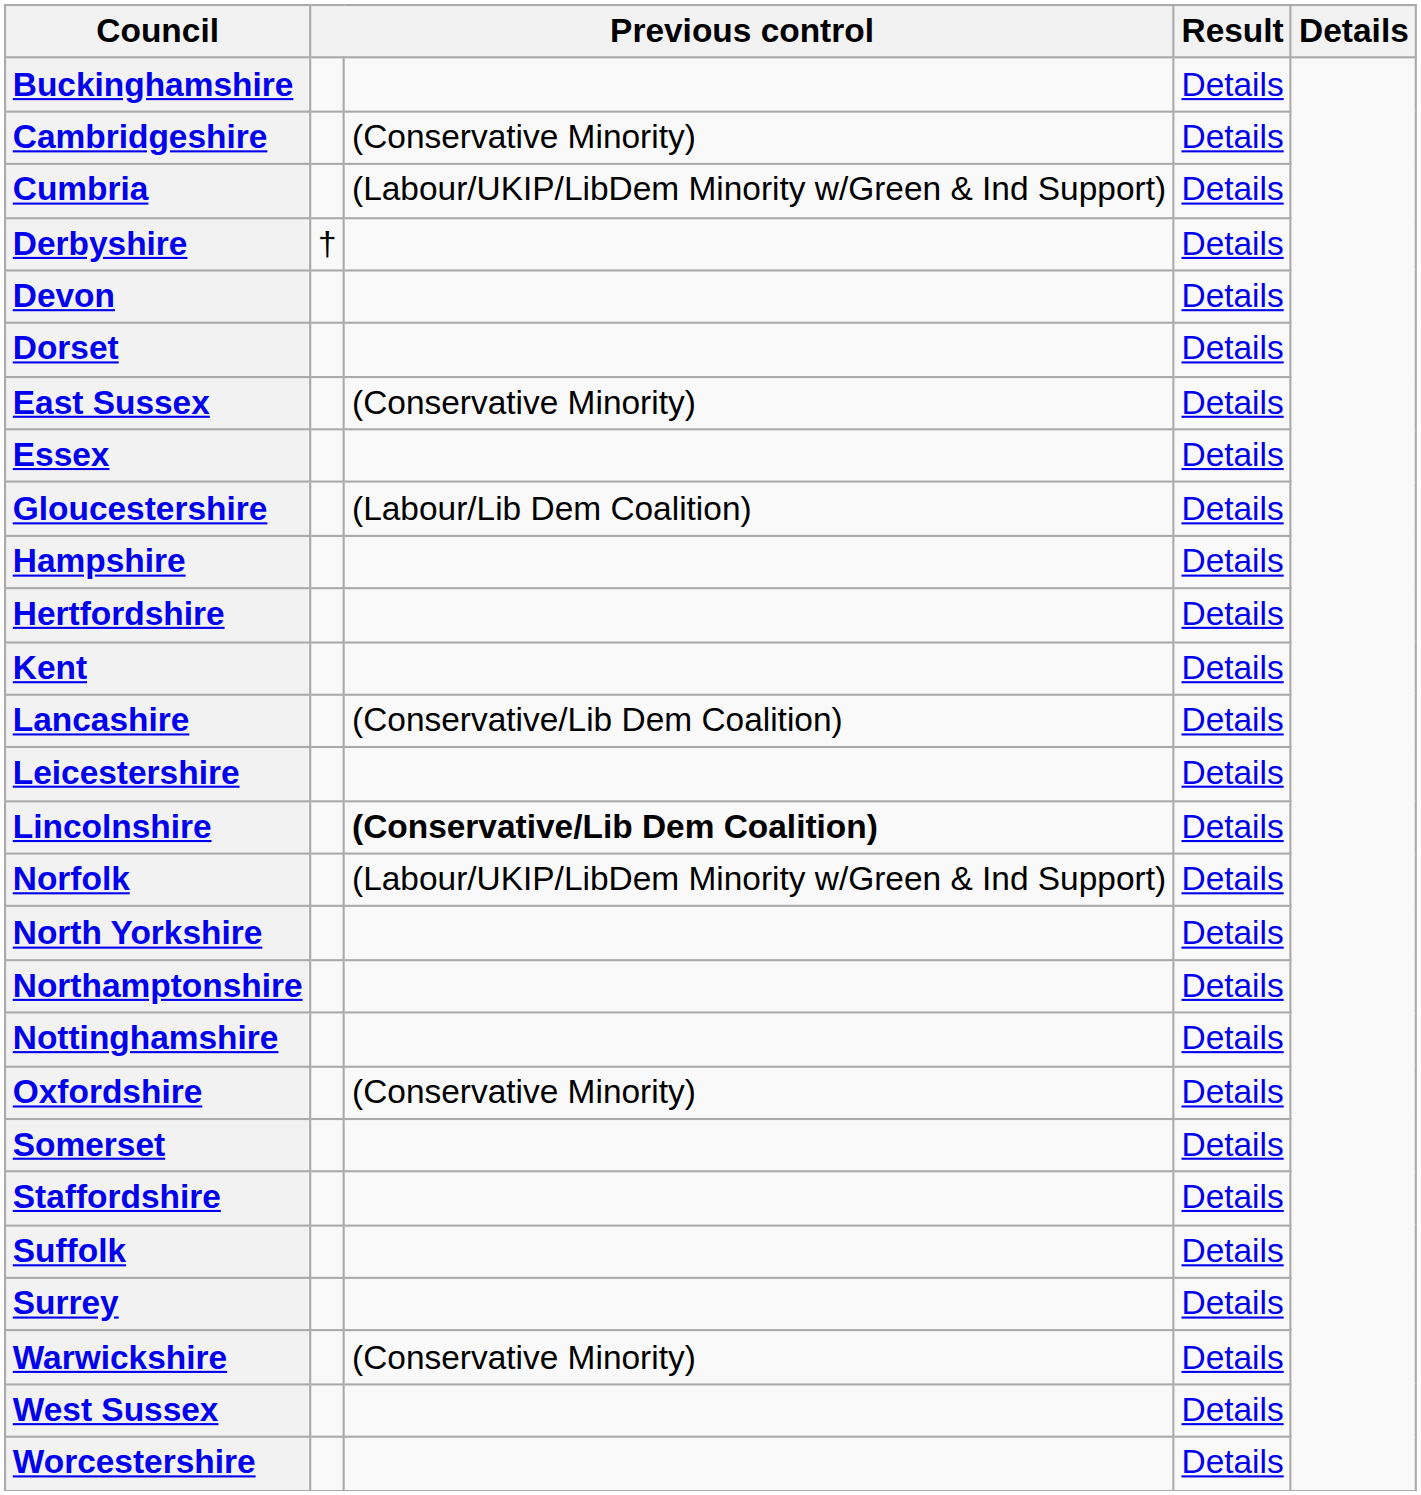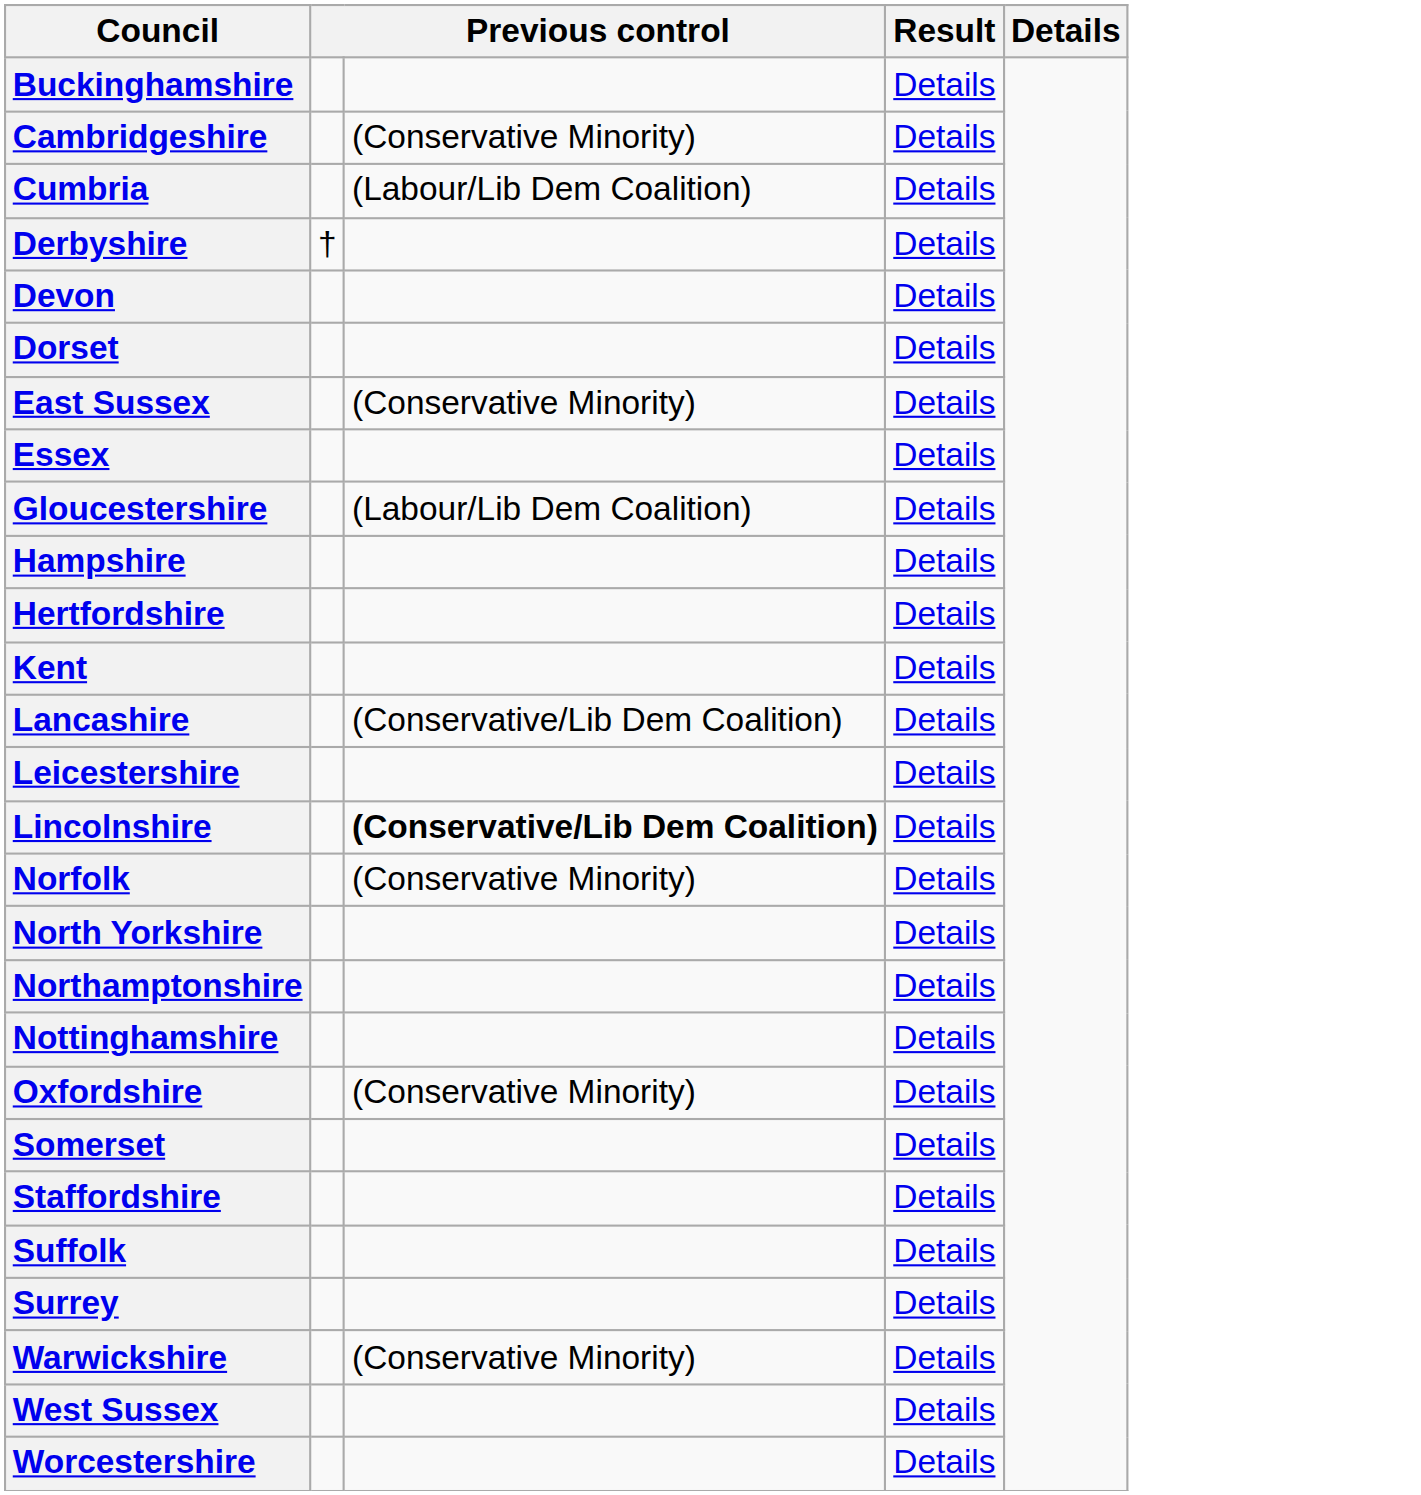(759, 190) (Labour/UKIP/LibDem Minority w/Green & Ind Support) -> (552, 190) (Labour/Lib Dem Coalition)
(759, 879) (Labour/UKIP/LibDem Minority w/Green & Ind Support) -> (524, 879) (Conservative Minority)
